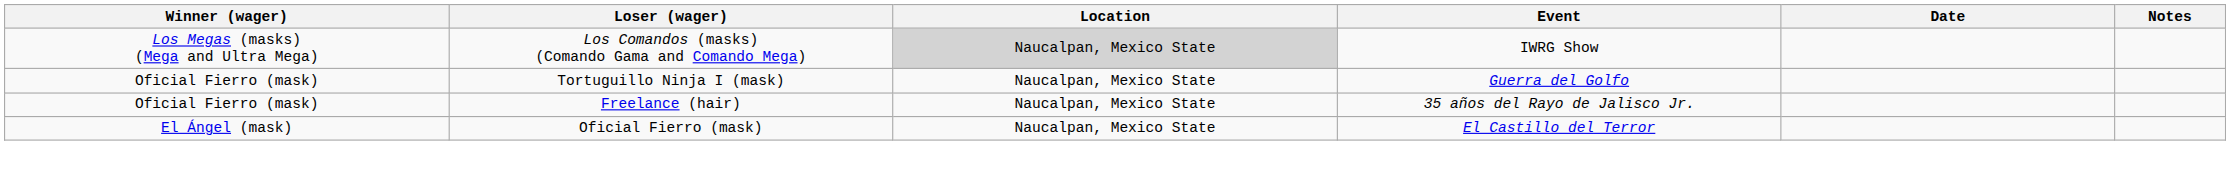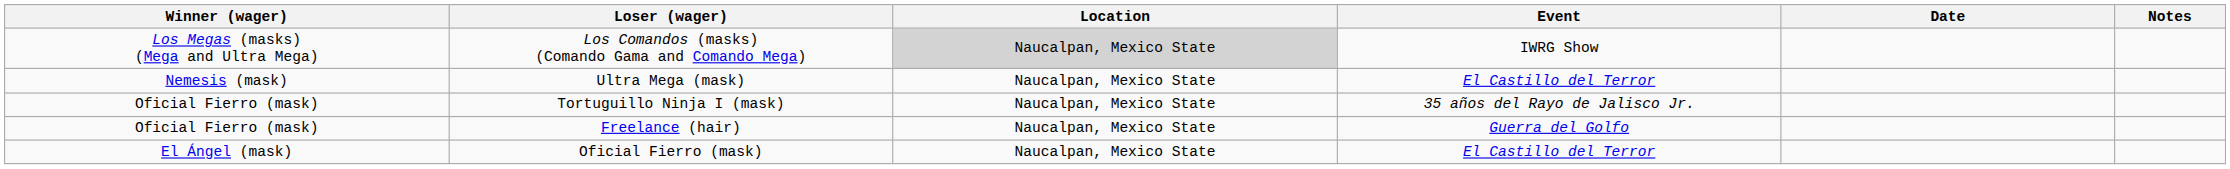+ row: (671, 81)
(1559, 81) Guerra del Golfo -> (1559, 104) 35 años del Rayo de Jalisco Jr.
(1559, 104) 35 años del Rayo de Jalisco Jr. -> (1559, 128) Guerra del Golfo
